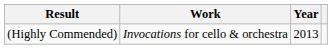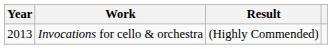columns swapped: (306, 14) <-> (62, 14)
